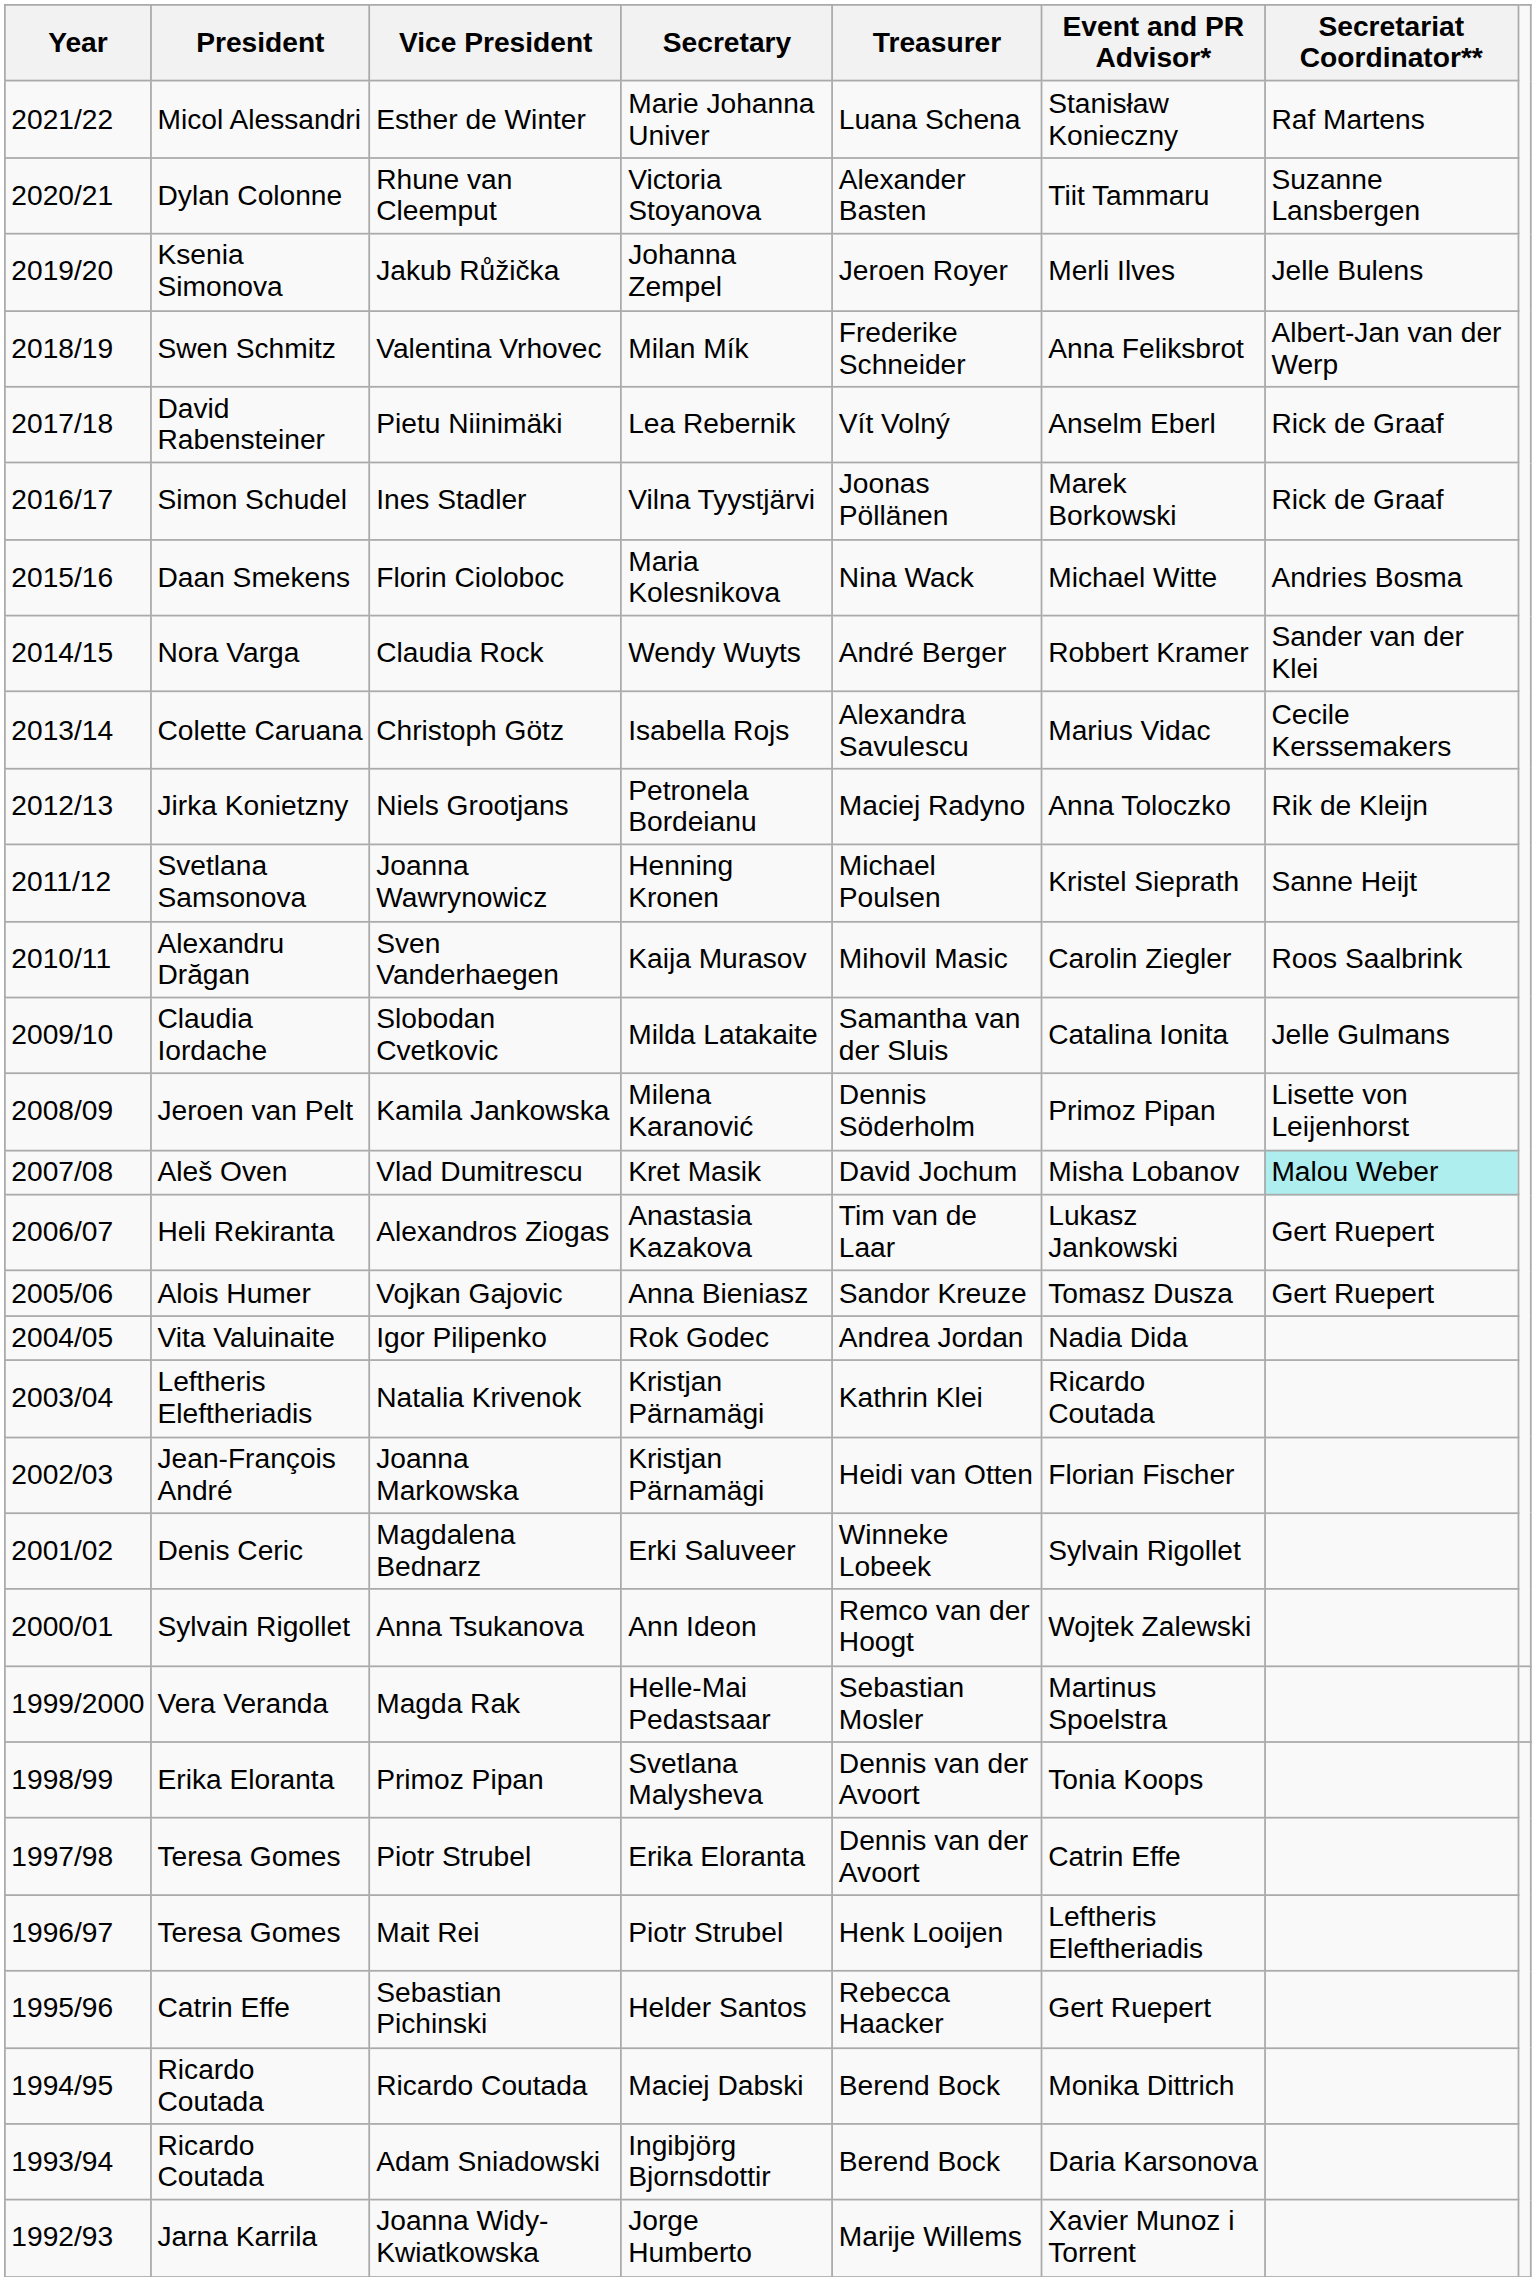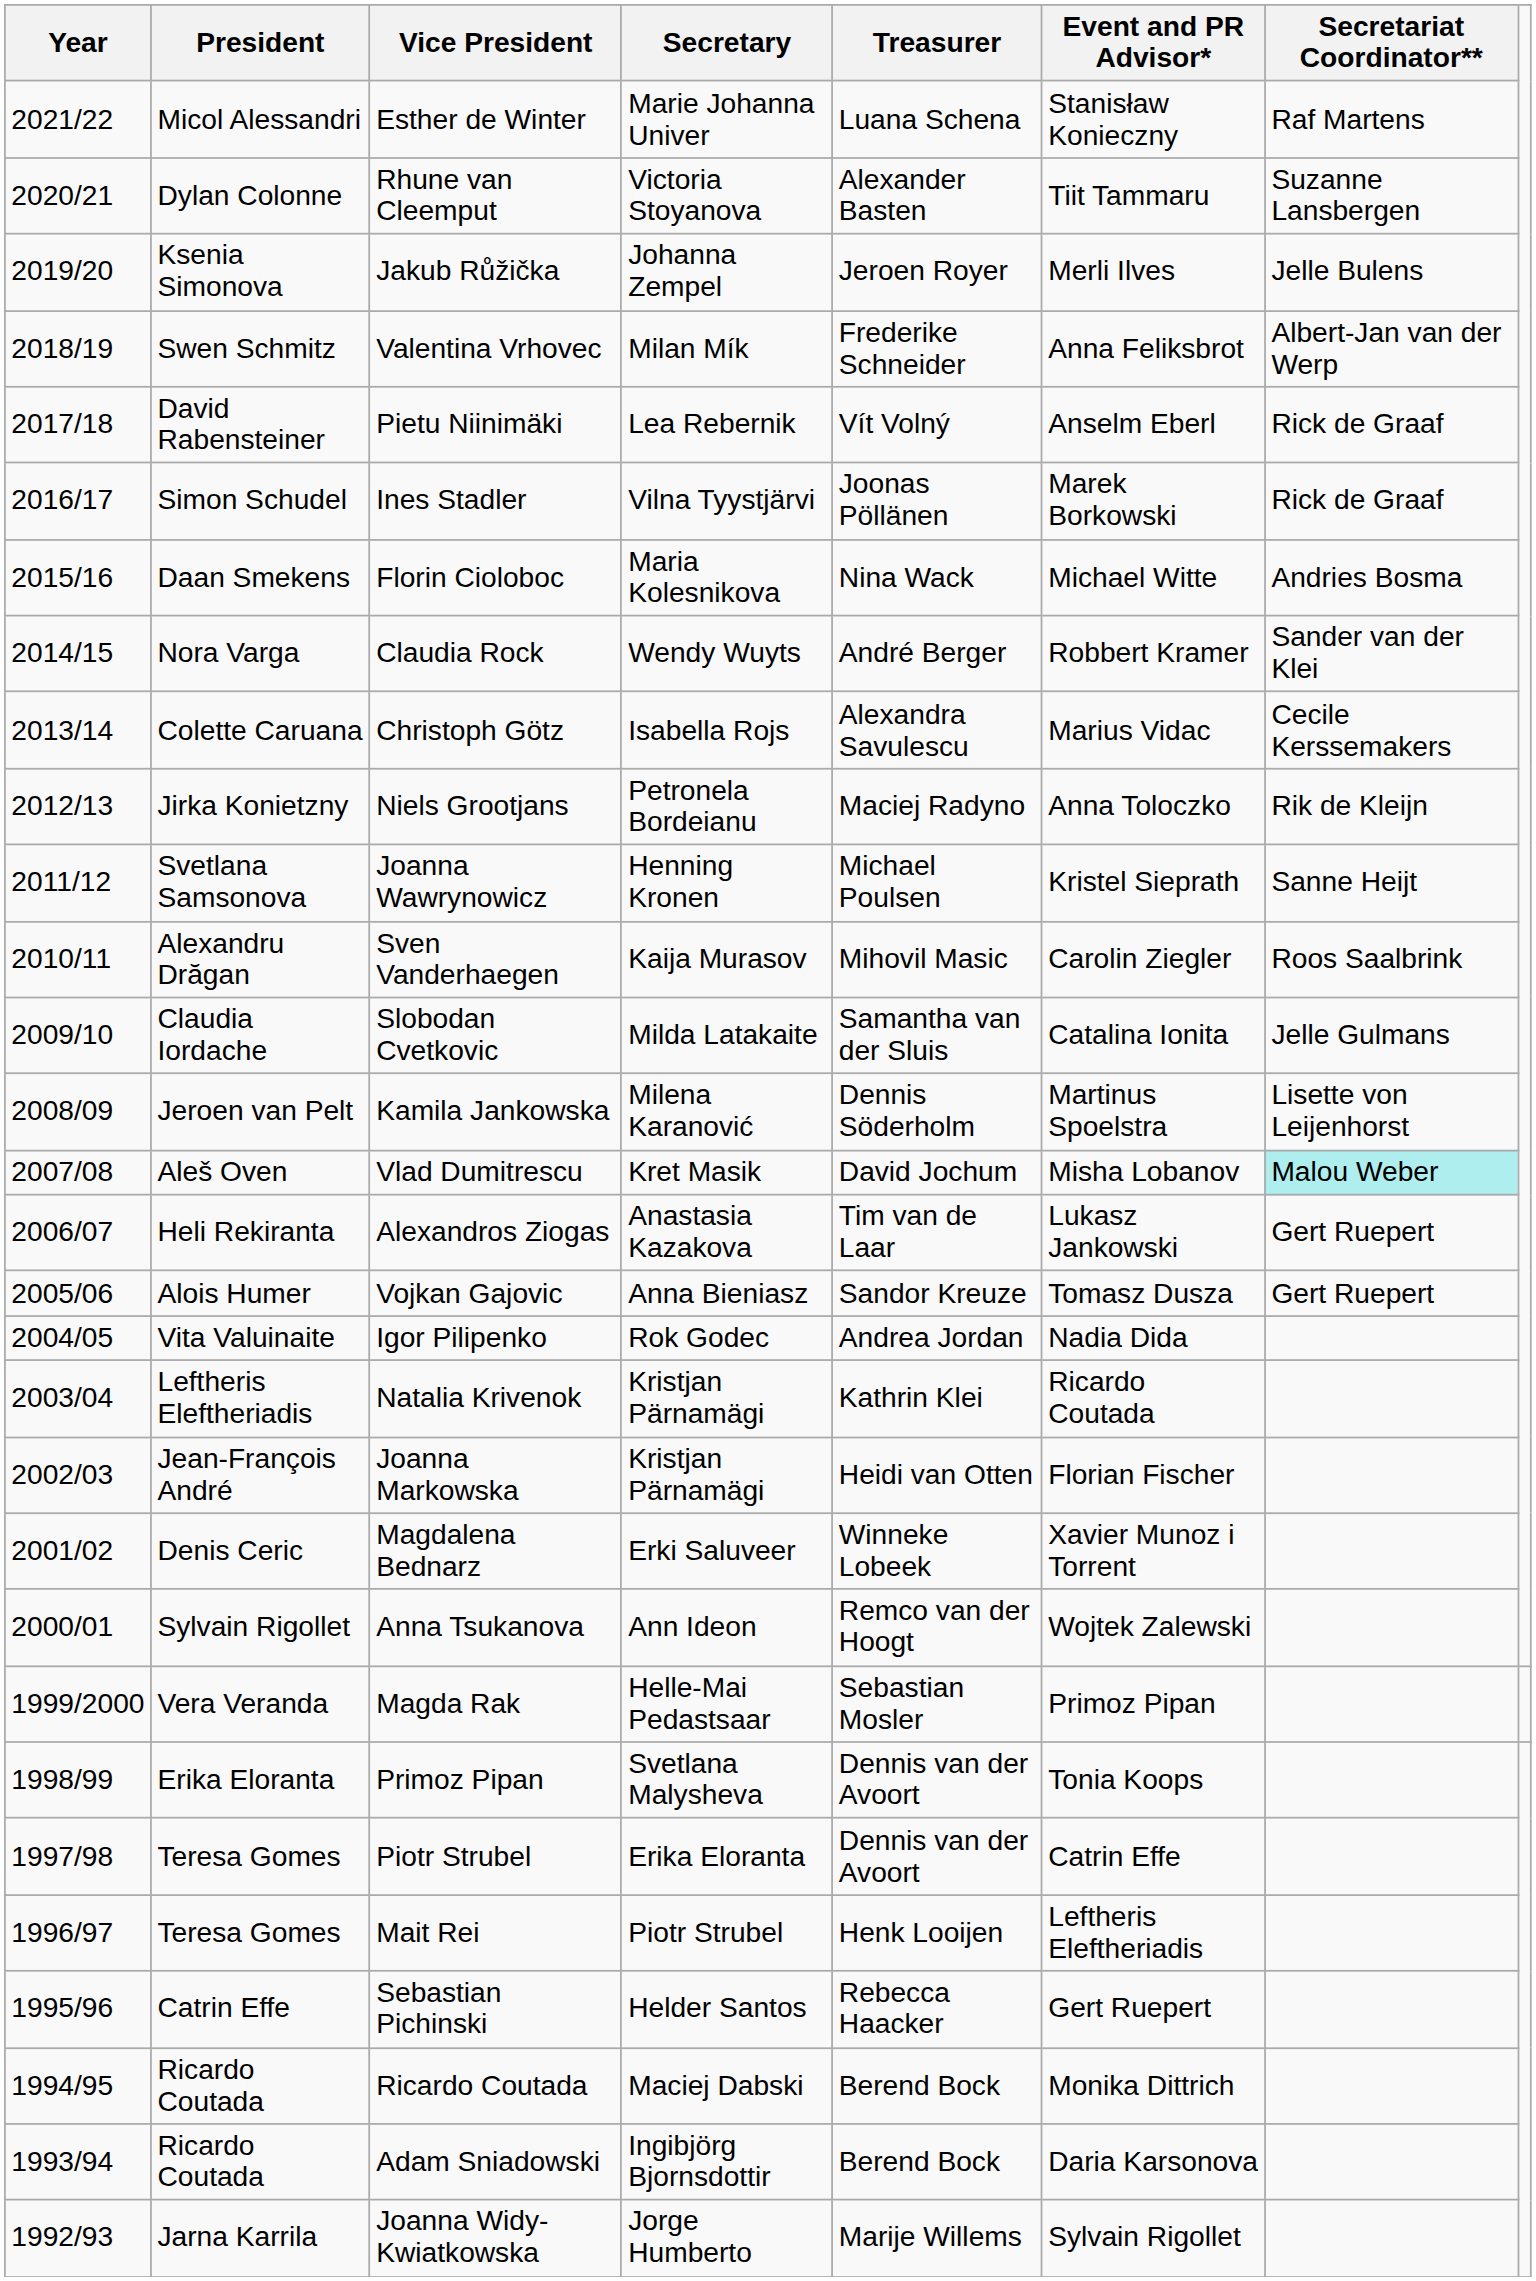(1132, 1111) Primoz Pipan -> (1108, 1111) Martinus Spoelstra
(1144, 1550) Sylvain Rigollet -> (1141, 1550) Xavier Munoz i Torrent
(1108, 1703) Martinus Spoelstra -> (1132, 1703) Primoz Pipan
(1141, 2237) Xavier Munoz i Torrent -> (1144, 2237) Sylvain Rigollet
